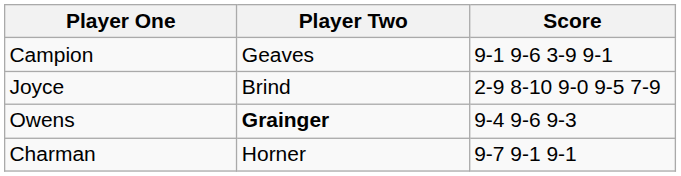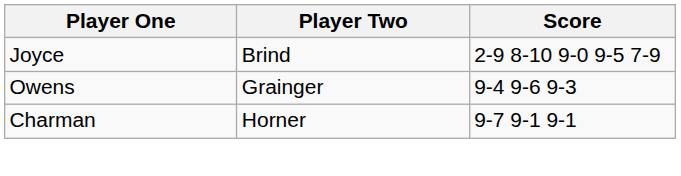- row: (51, 54)
(286, 120) bold -> (283, 87) normal
